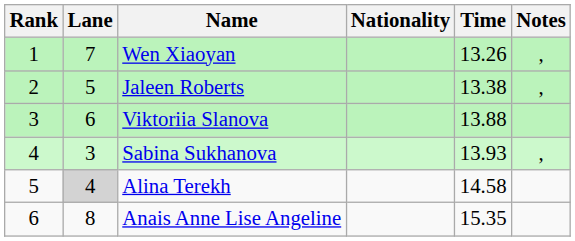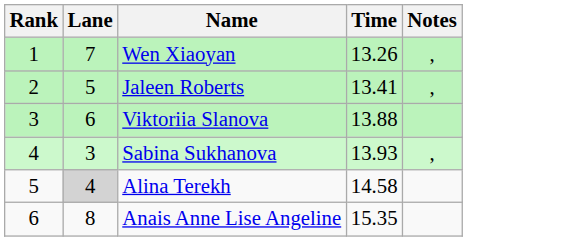- column: (400, 20)
(483, 86) 13.38 -> (374, 86) 13.41
